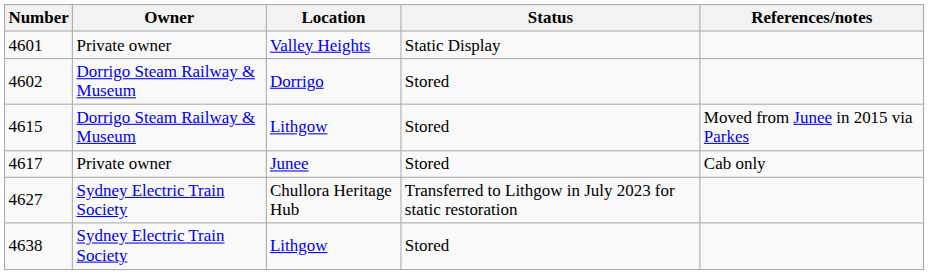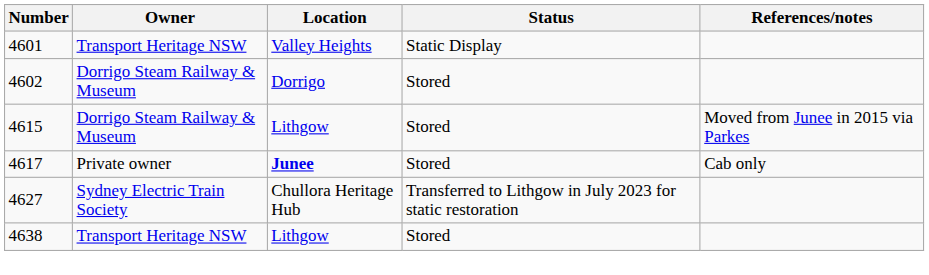(124, 44) Private owner -> (162, 44) Transport Heritage NSW
(289, 163) normal -> (293, 163) bold
(151, 246) Sydney Electric Train Society -> (162, 236) Transport Heritage NSW
